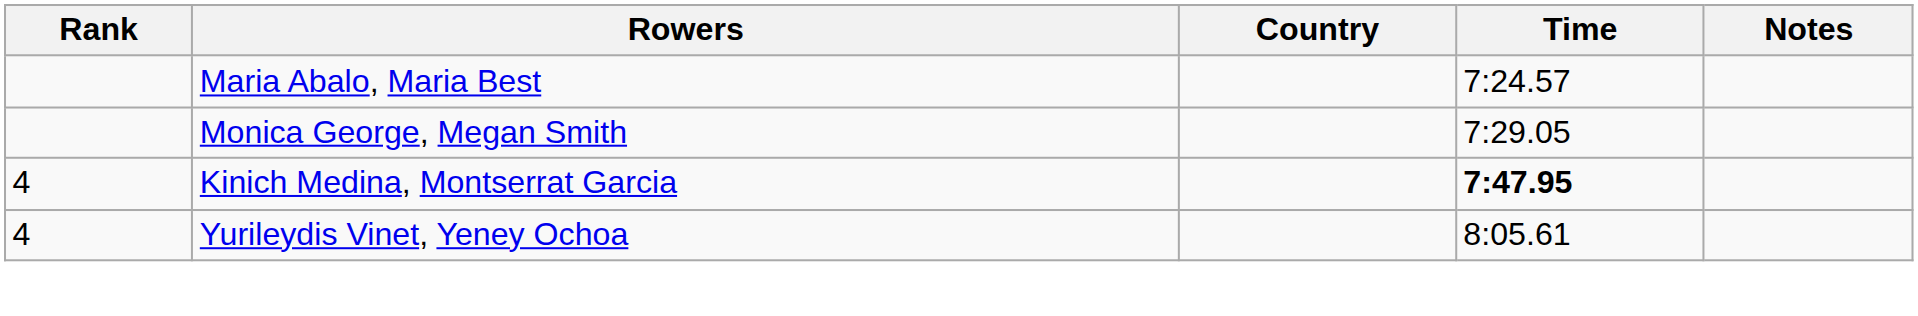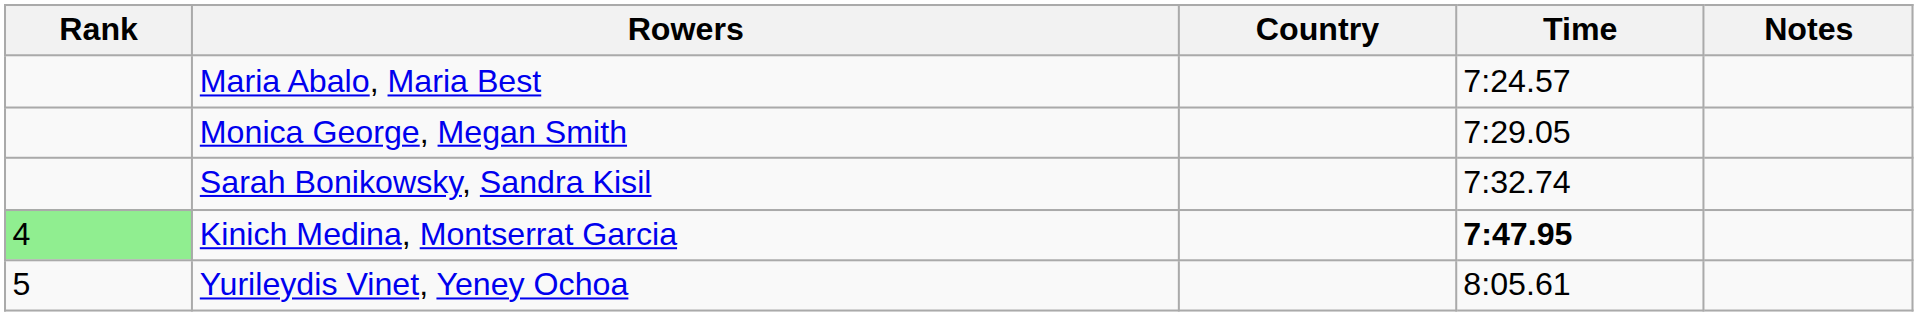+ row: (426, 183)
(21, 183) no background -> (21, 234) lightgreen background
(21, 234) 4 -> (21, 285) 5
